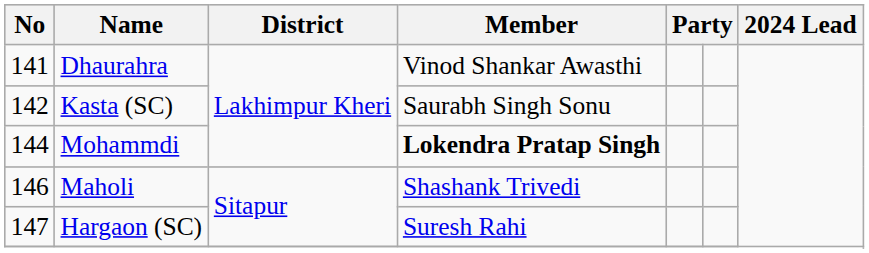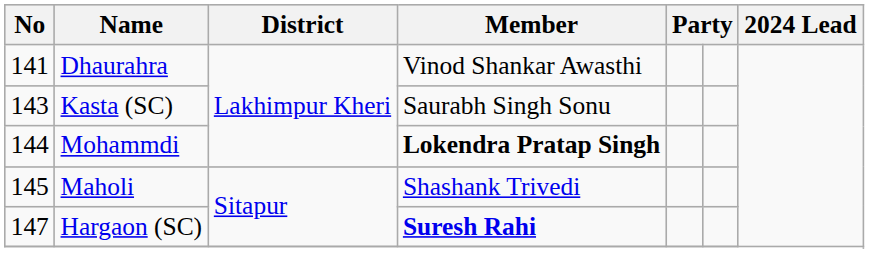(30, 105) 142 -> (30, 105) 143
(30, 186) 146 -> (30, 186) 145
(465, 226) normal -> (469, 226) bold
